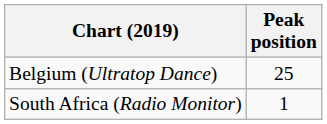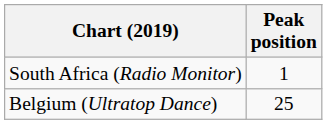rows swapped: (113, 72) <-> (125, 103)
